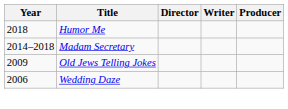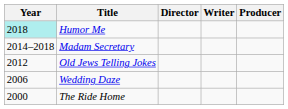(17, 29) no background -> (17, 29) paleturquoise background
(17, 63) 2009 -> (17, 63) 2012
+ row: (92, 96)
